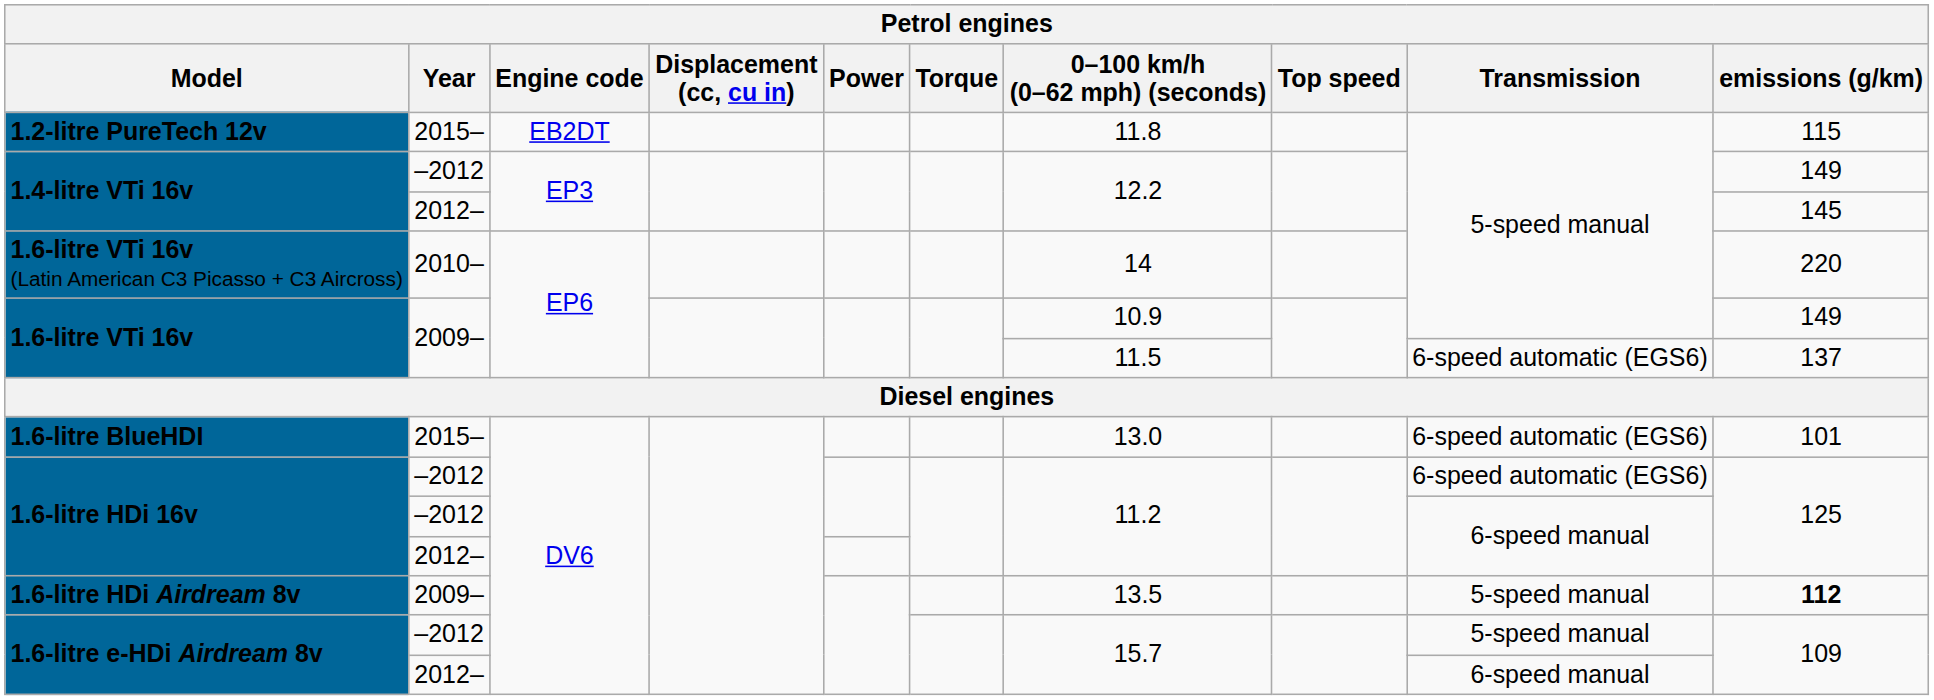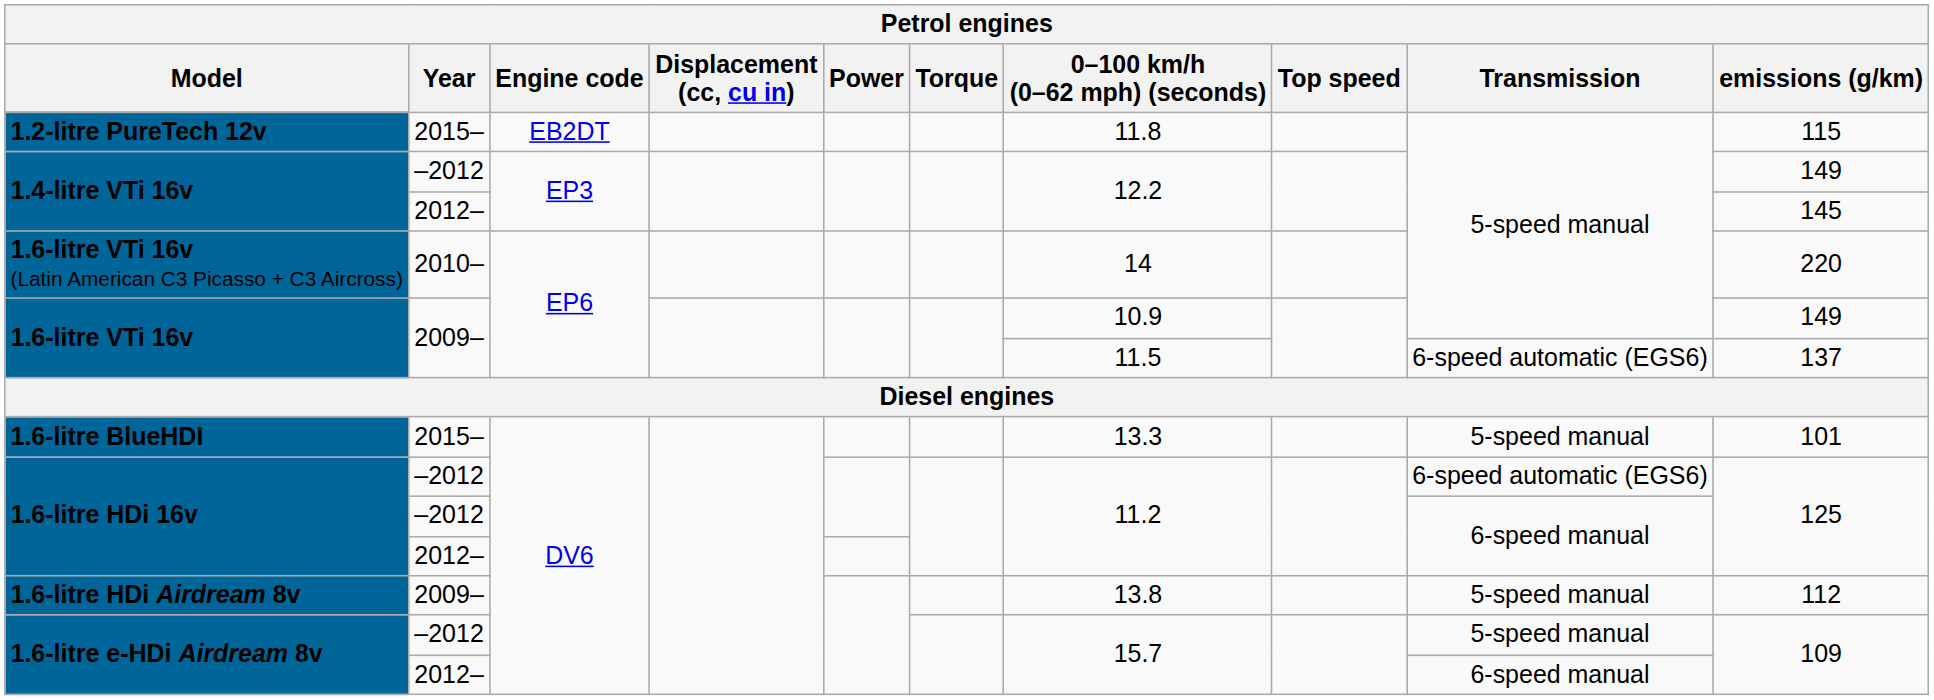(1138, 436) 13.0 -> (1138, 436) 13.3
(1560, 436) 6-speed automatic (EGS6) -> (1560, 436) 5-speed manual
(1138, 595) 13.5 -> (1138, 595) 13.8
(1821, 595) bold -> (1821, 595) normal
